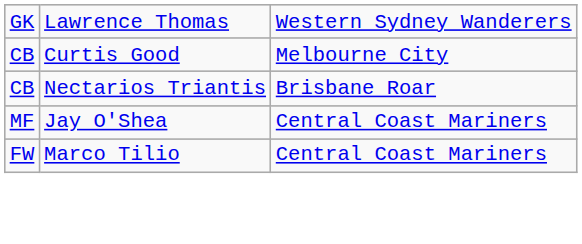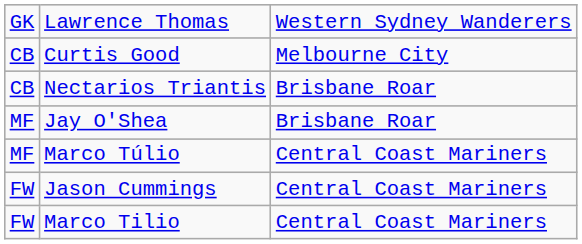(411, 122) Central Coast Mariners -> (356, 122) Brisbane Roar
+ row: (112, 155)
+ row: (130, 189)
